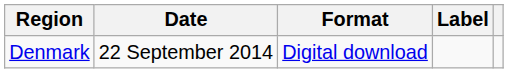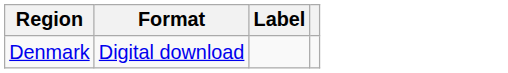- column: (186, 20)
